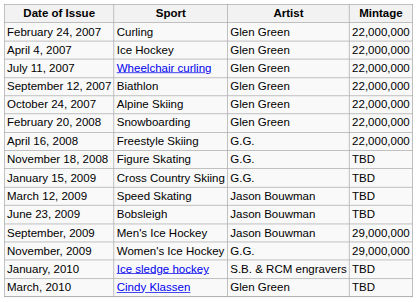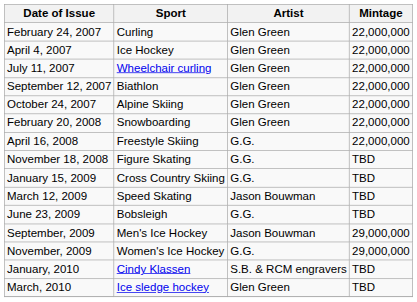(273, 214) Jason Bouwman -> (242, 214) G.G.
(163, 269) Ice sledge hockey -> (154, 269) Cindy Klassen
(154, 287) Cindy Klassen -> (163, 287) Ice sledge hockey
